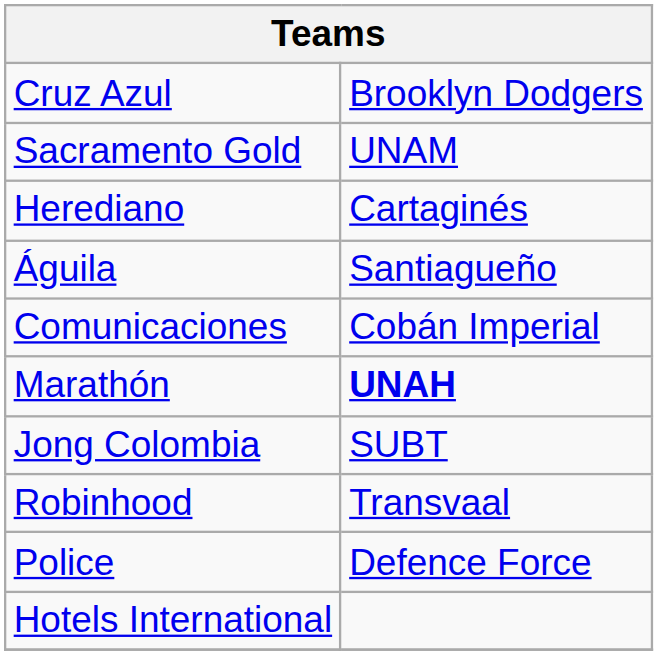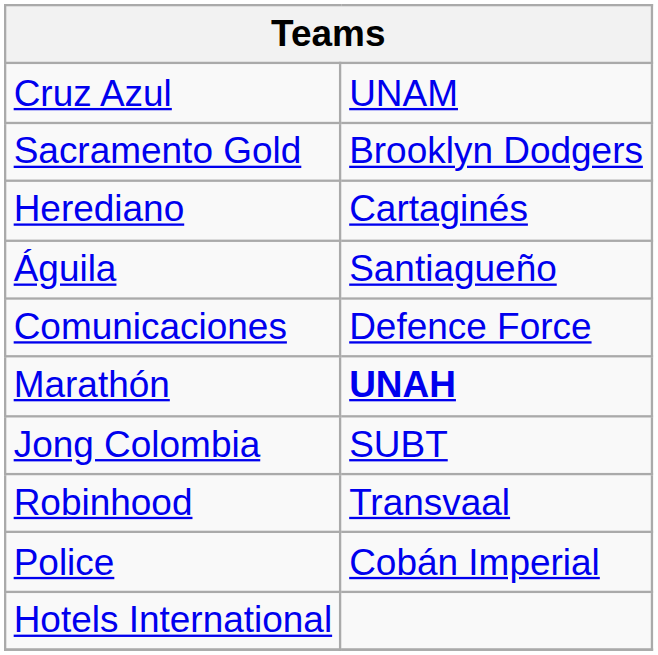(496, 92) Brooklyn Dodgers -> (404, 92) UNAM
(404, 151) UNAM -> (496, 151) Brooklyn Dodgers
(474, 326) Cobán Imperial -> (470, 326) Defence Force
(470, 561) Defence Force -> (474, 561) Cobán Imperial
